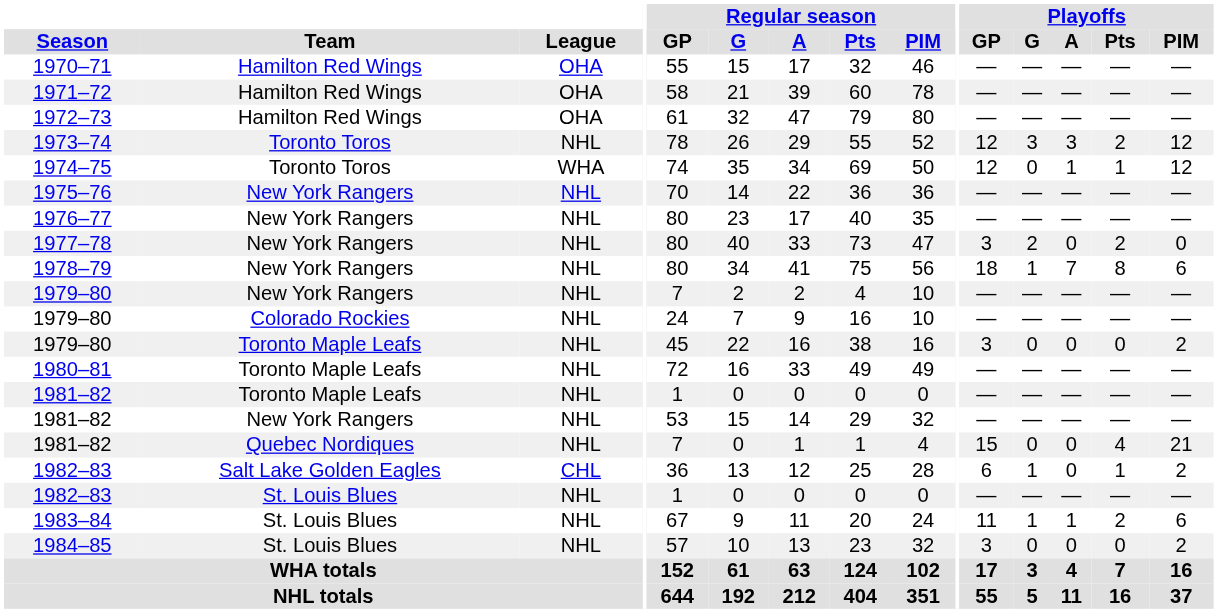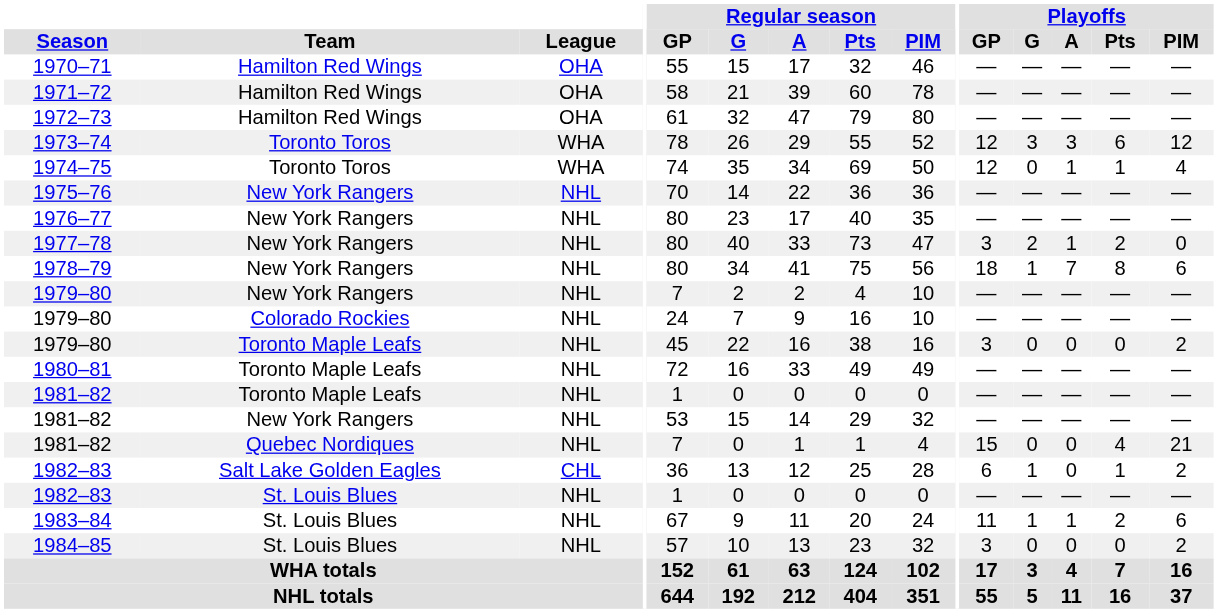(581, 142) NHL -> (581, 142) WHA
(1120, 142) 2 -> (1120, 142) 6
(1181, 167) 12 -> (1181, 167) 4
(1071, 243) 0 -> (1071, 243) 1
